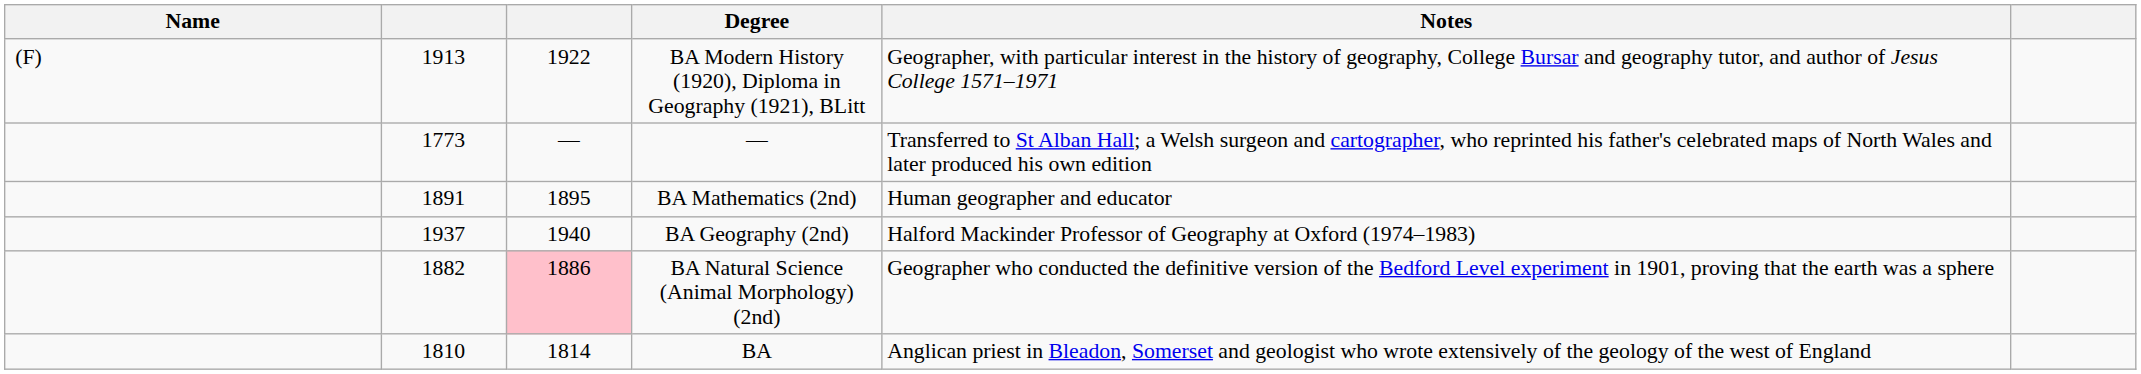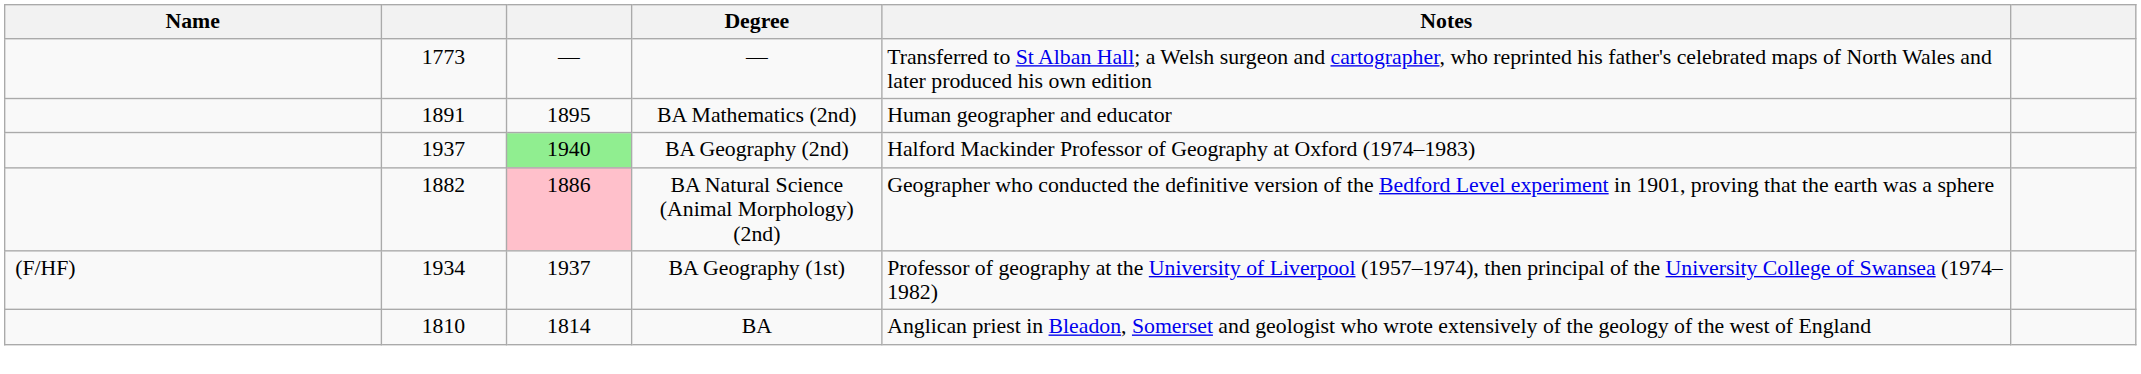- row: (757, 80)
(569, 233) no background -> (569, 149) lightgreen background
+ row: (757, 267)
